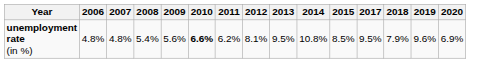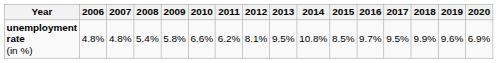+ column: (370, 12)
(175, 39) 5.6% -> (175, 39) 5.8%
(202, 39) bold -> (202, 39) normal
(398, 39) 7.9% -> (425, 39) 9.9%
